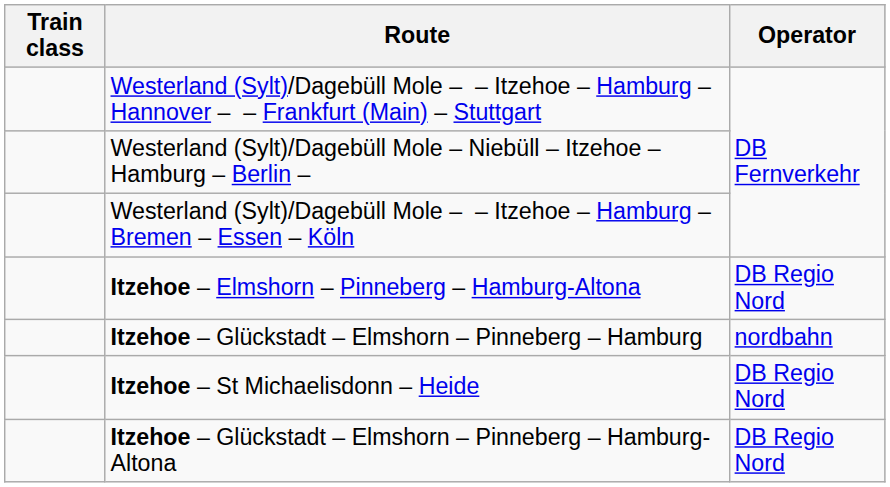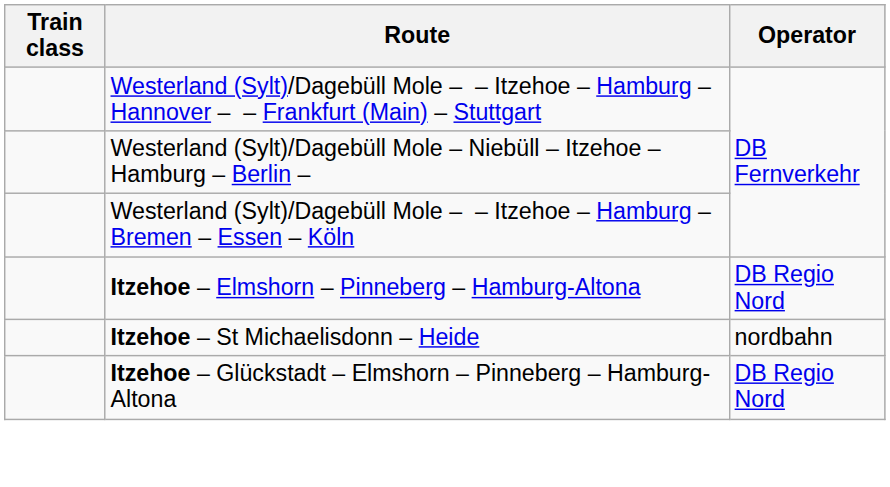- row: (406, 337)
(784, 387) DB Regio Nord -> (784, 337) nordbahn
